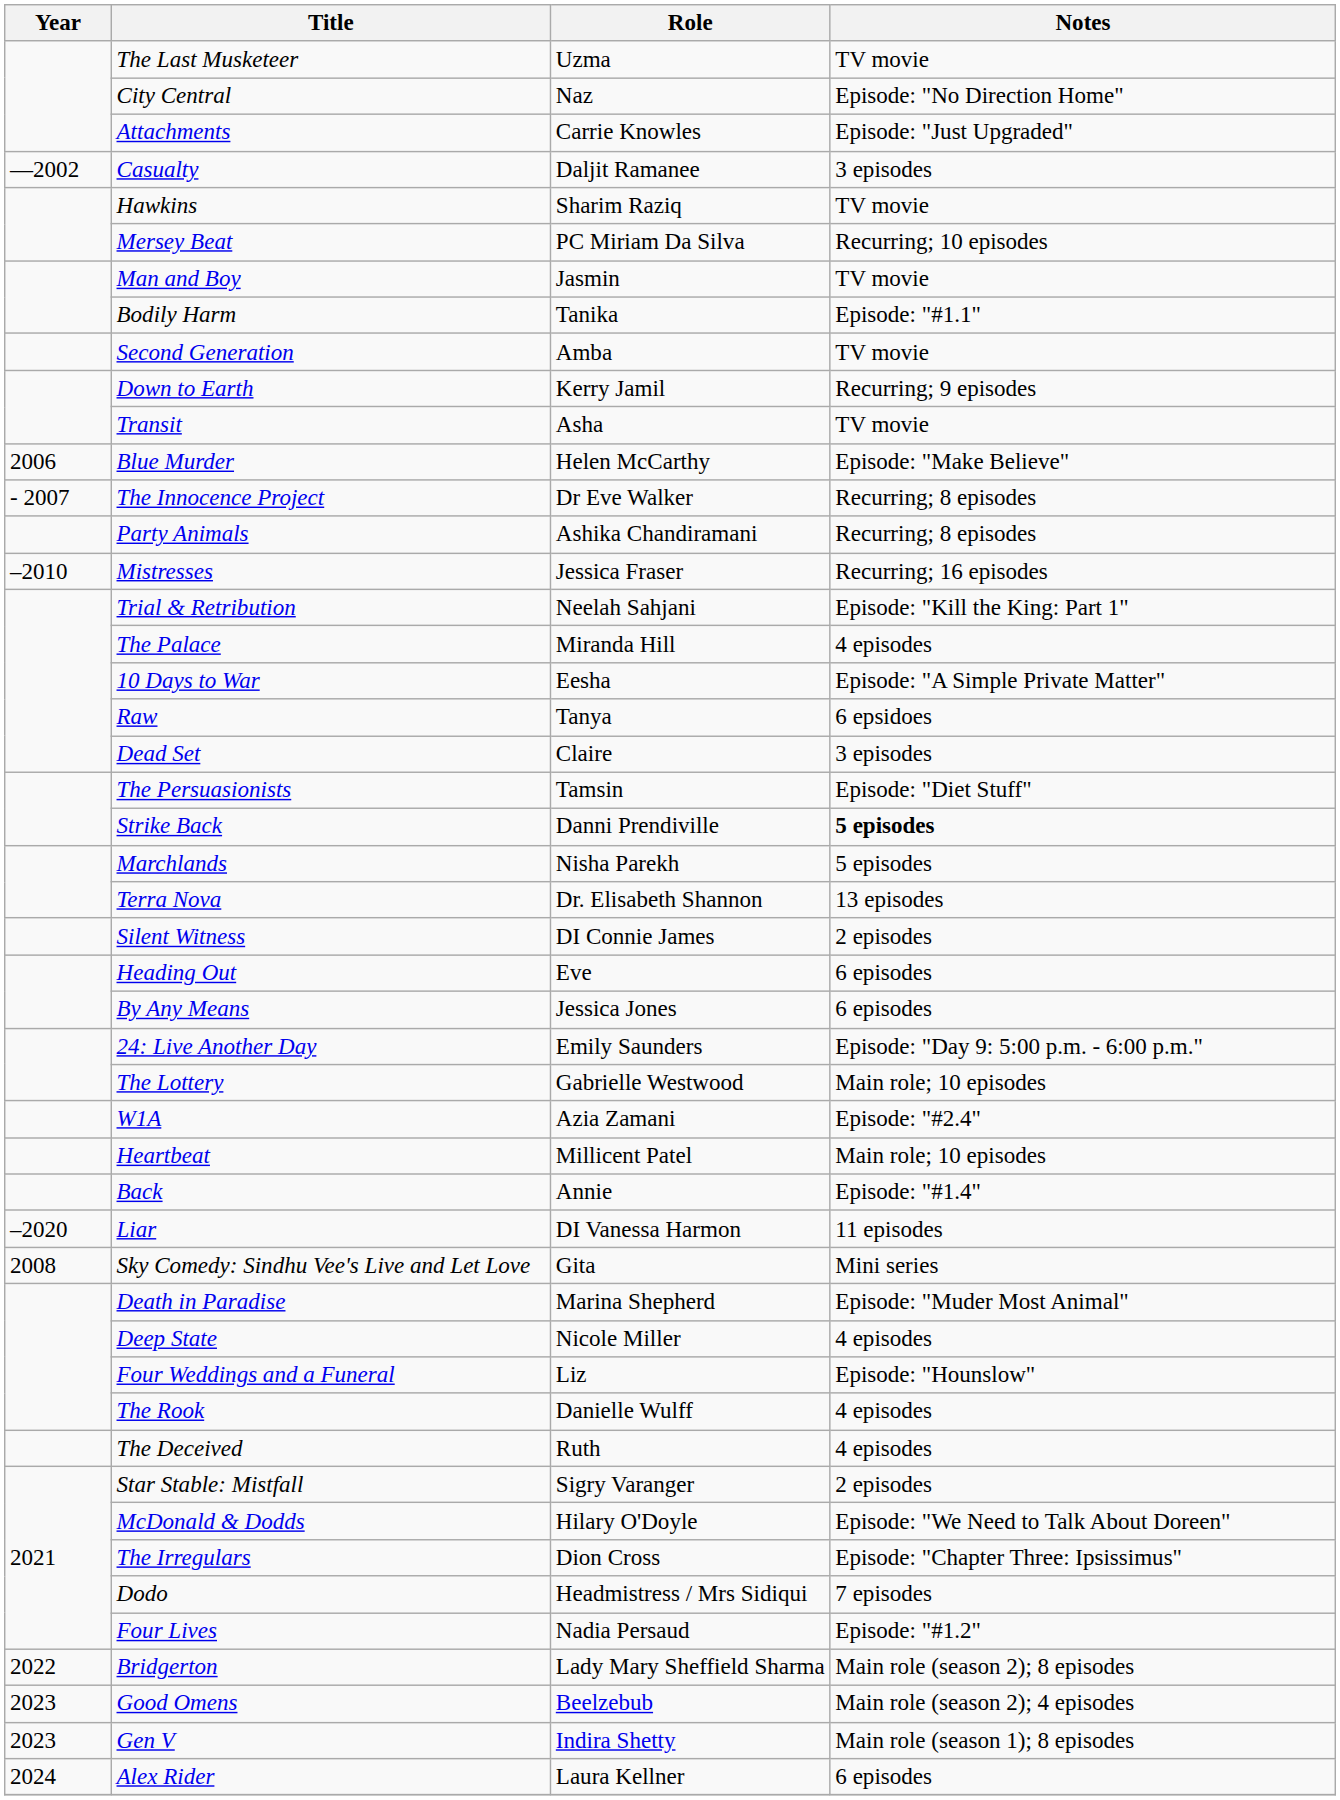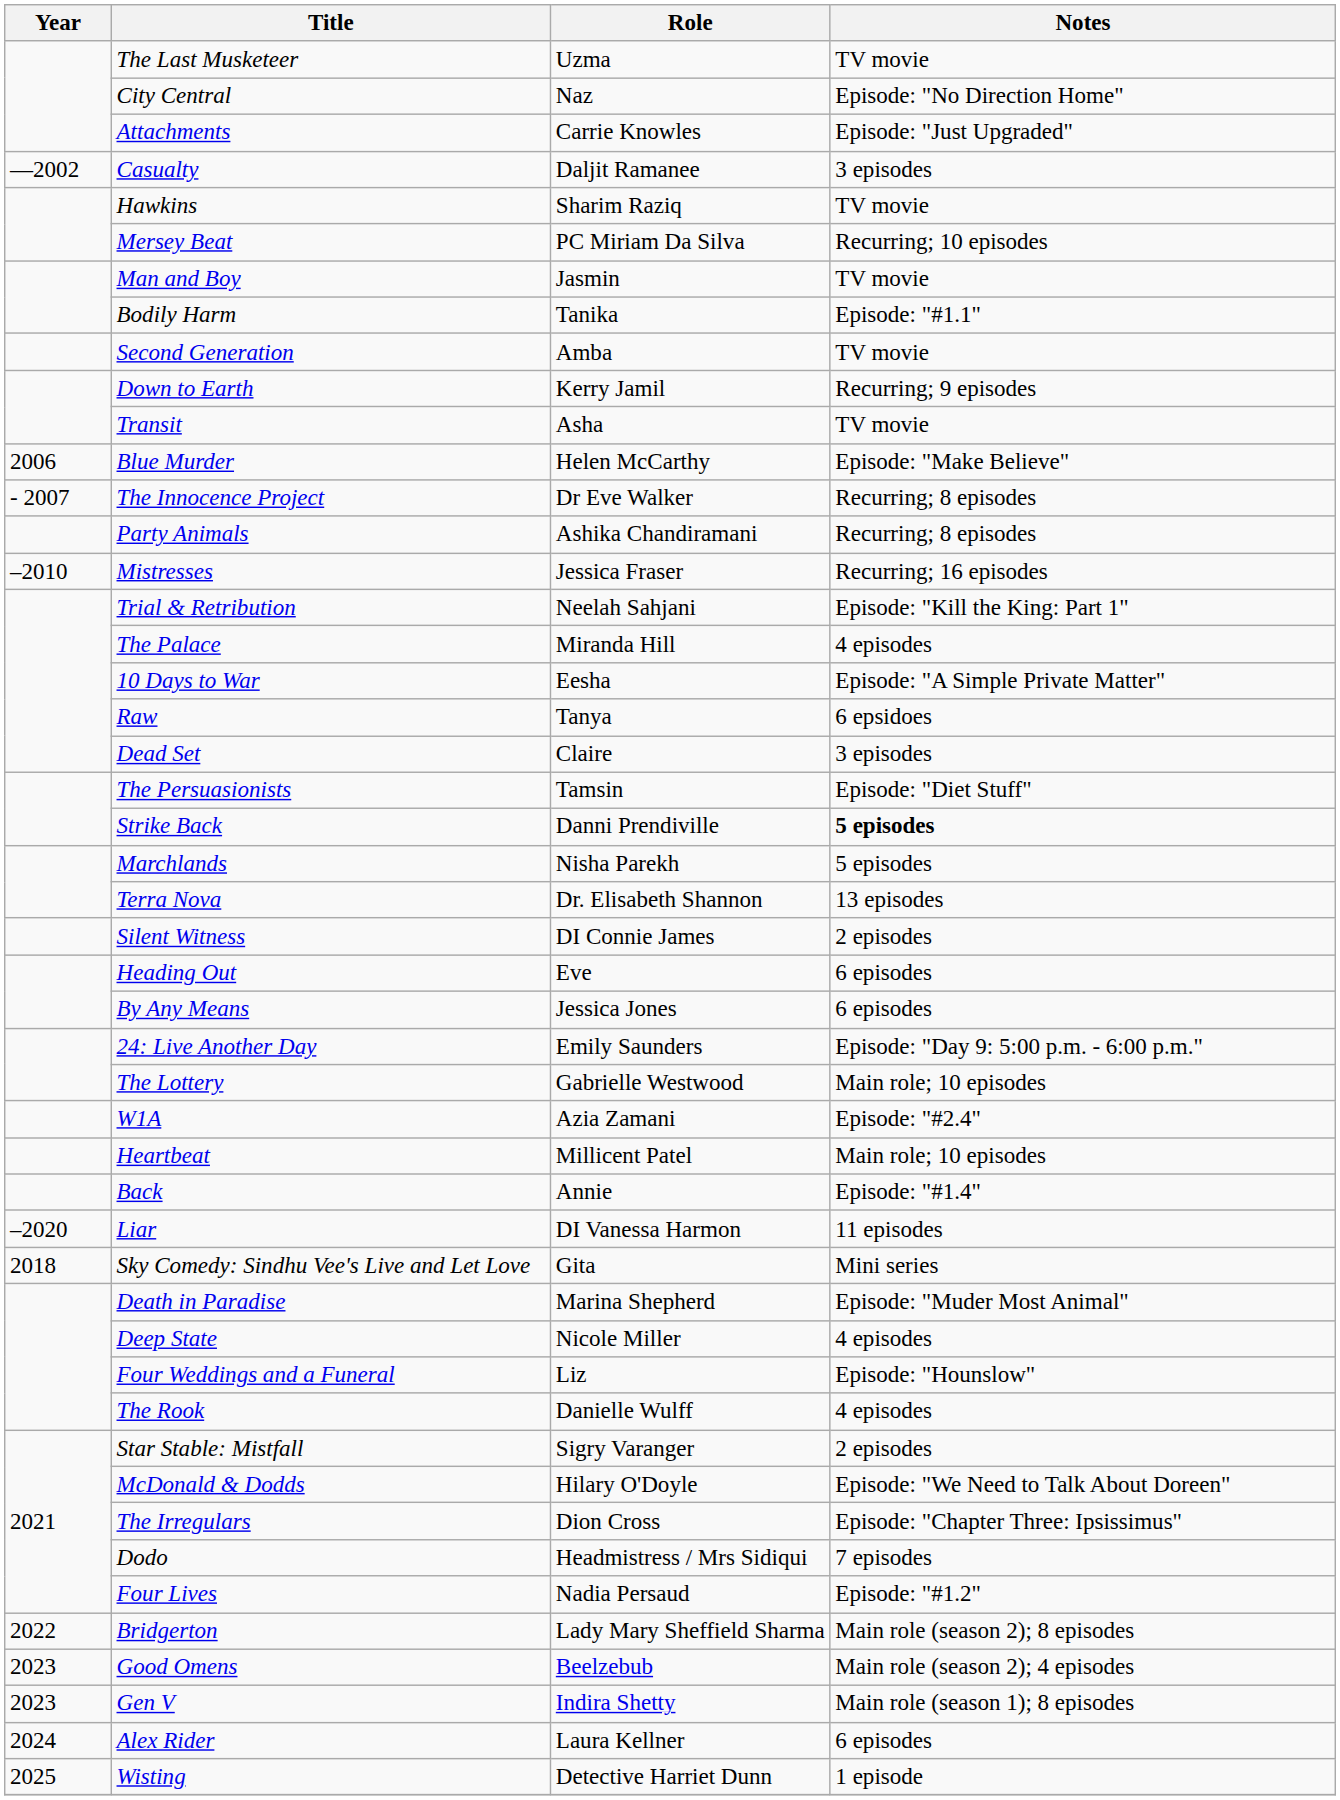(33, 1265) 2008 -> (33, 1265) 2018
- row: (180, 1447)
+ row: (151, 1776)
